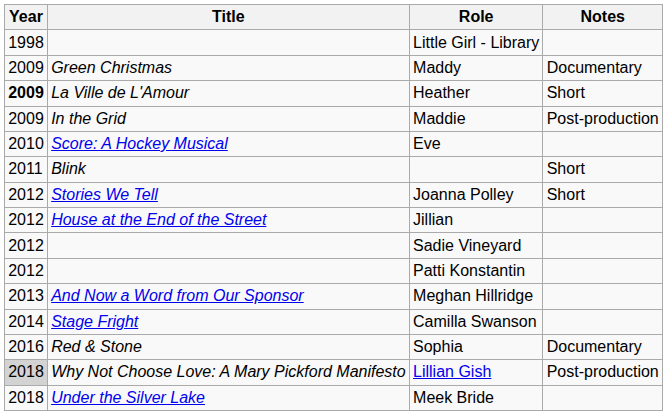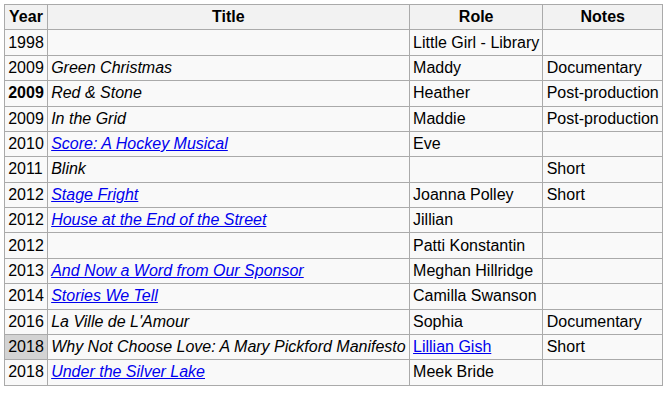(120, 93) La Ville de L'Amour -> (97, 93) Red & Stone
(566, 93) Short -> (603, 93) Post-production
(105, 194) Stories We Tell -> (95, 194) Stage Fright
- row: (467, 245)
(95, 321) Stage Fright -> (105, 296) Stories We Tell
(97, 347) Red & Stone -> (120, 321) La Ville de L'Amour
(603, 372) Post-production -> (566, 347) Short
